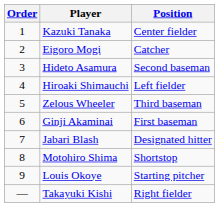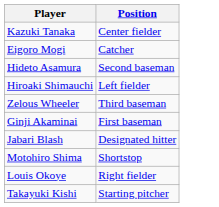- column: (22, 13)
(169, 175) Starting pitcher -> (127, 175) Right fielder
(163, 193) Right fielder -> (134, 193) Starting pitcher
